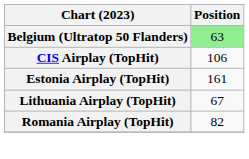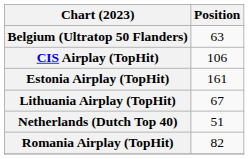(217, 36) lightgreen background -> (217, 36) no background
+ row: (98, 121)
